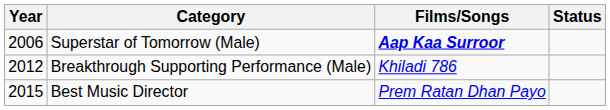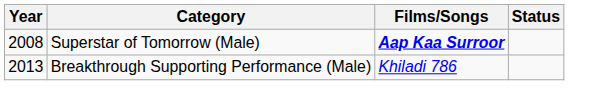(26, 42) 2006 -> (26, 42) 2008
(26, 67) 2012 -> (26, 67) 2013
- row: (119, 92)
